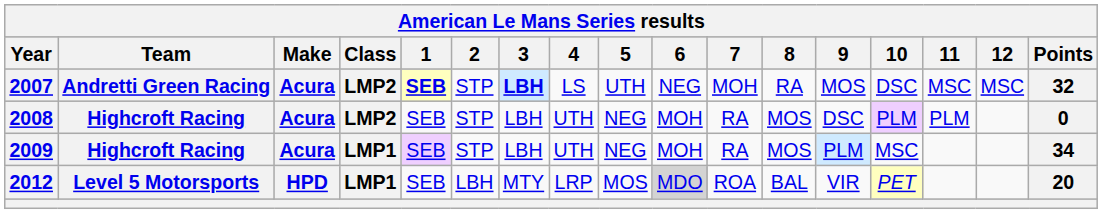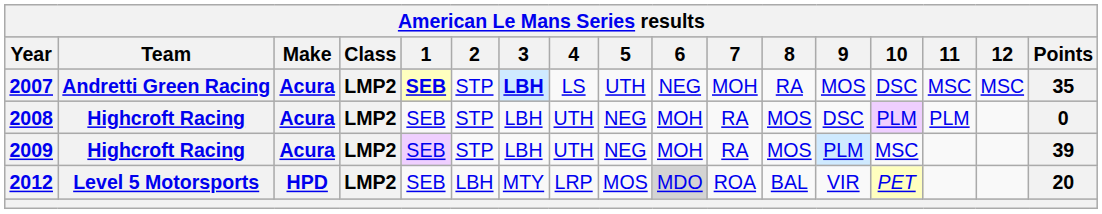(1063, 85) 32 -> (1063, 85) 35
(370, 150) LMP1 -> (370, 150) LMP2
(1063, 150) 34 -> (1063, 150) 39
(370, 182) LMP1 -> (370, 182) LMP2
